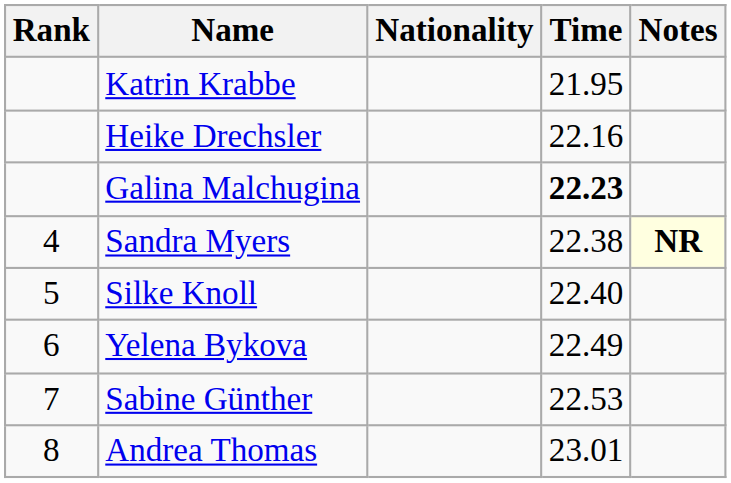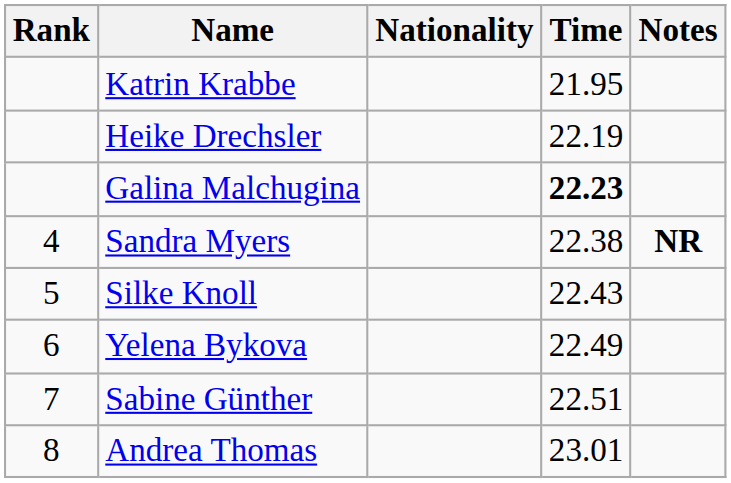(586, 135) 22.16 -> (586, 135) 22.19
(678, 240) lightyellow background -> (678, 240) no background
(586, 293) 22.40 -> (586, 293) 22.43
(586, 398) 22.53 -> (586, 398) 22.51
